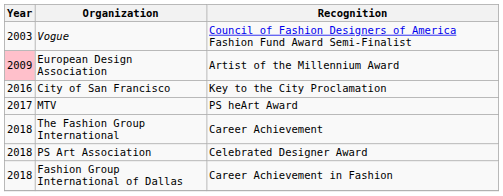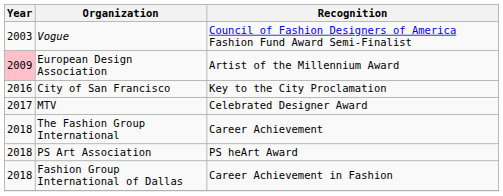(253, 106) PS heArt Award -> (288, 106) Celebrated Designer Award
(288, 152) Celebrated Designer Award -> (253, 152) PS heArt Award
